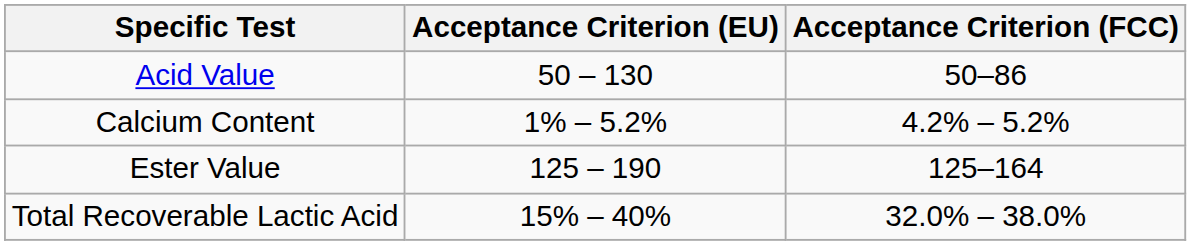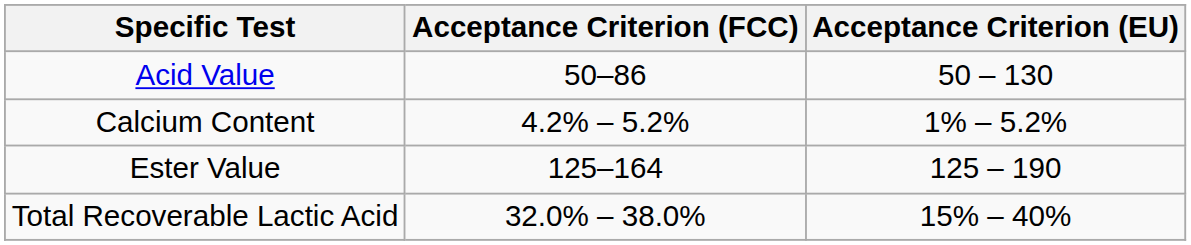columns swapped: (986, 27) <-> (595, 27)
